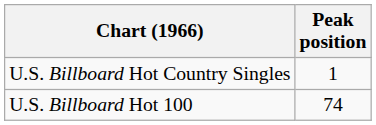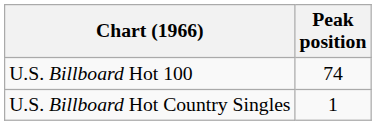rows swapped: (150, 73) <-> (101, 104)
